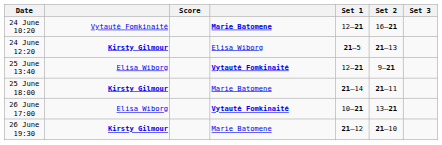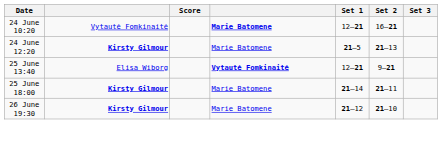(237, 47) Elisa Wiborg -> (242, 47) Marie Batomene
- row: (24, 108)
